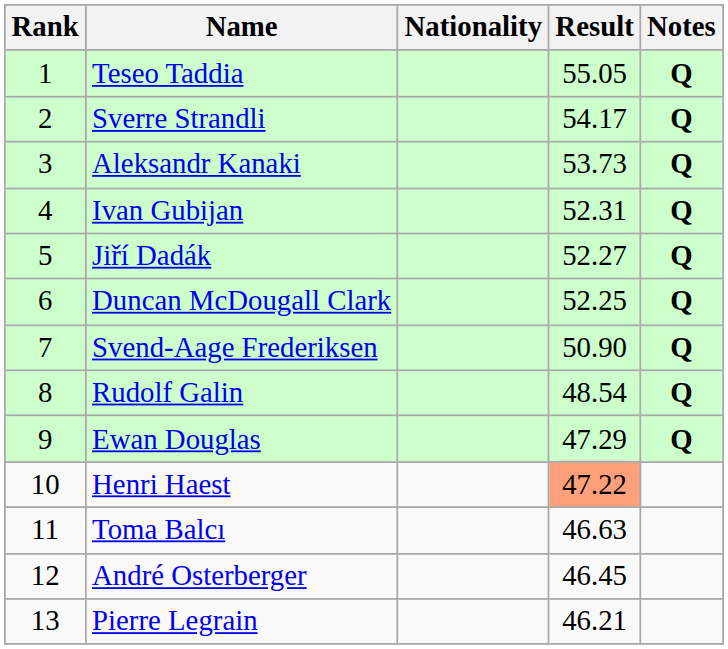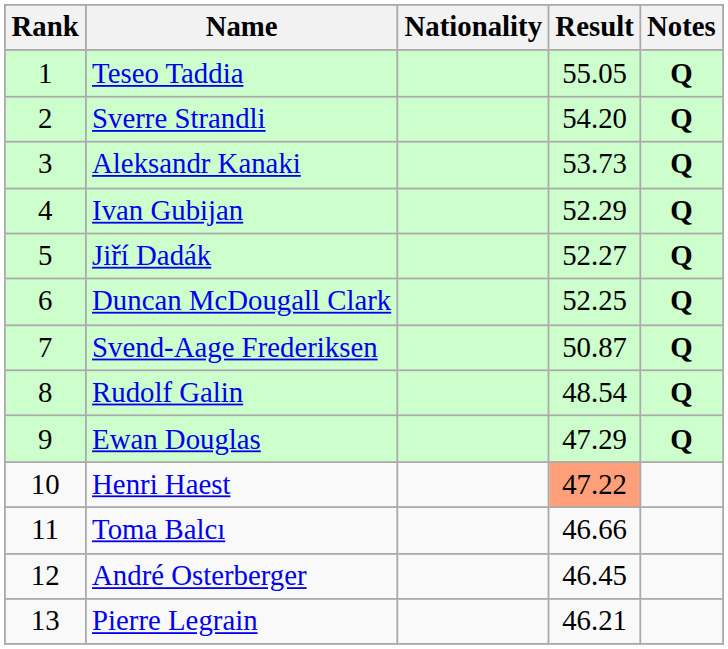(595, 118) 54.17 -> (595, 118) 54.20
(595, 210) 52.31 -> (595, 210) 52.29
(595, 347) 50.90 -> (595, 347) 50.87
(595, 529) 46.63 -> (595, 529) 46.66
